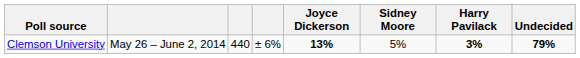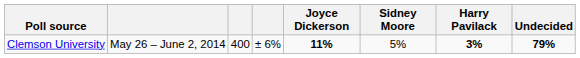(240, 44) 440 -> (240, 44) 400
(322, 44) 13% -> (322, 44) 11%
